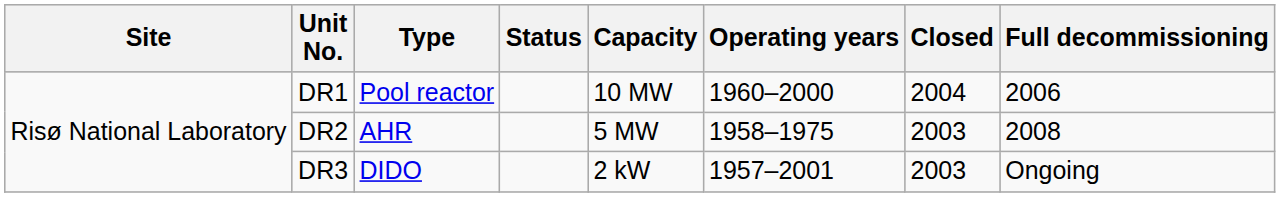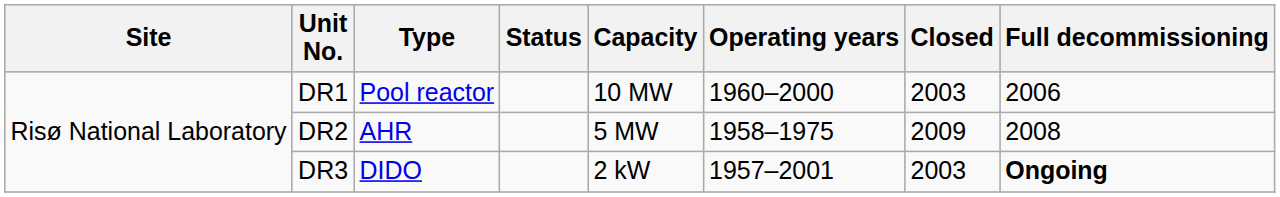(938, 91) 2004 -> (938, 91) 2003
(938, 131) 2003 -> (938, 131) 2009
(1052, 171) normal -> (1057, 171) bold
